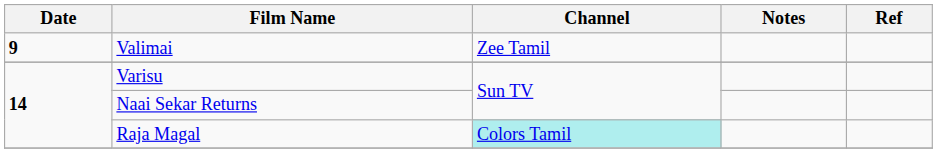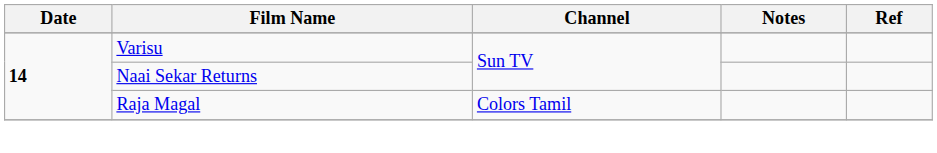- row: (145, 47)
(524, 133) paleturquoise background -> (524, 104) no background
